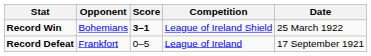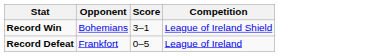- column: (320, 12)
(141, 28) bold -> (141, 28) normal
